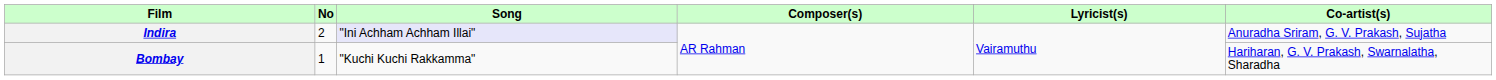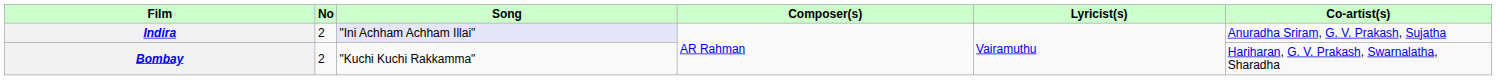(321, 58) 1 -> (321, 58) 2
